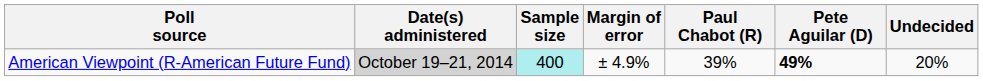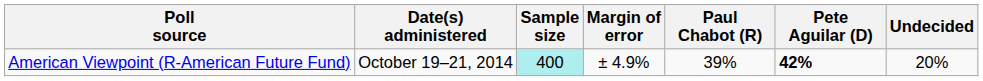(436, 62) lightgrey background -> (436, 62) no background
(796, 62) 49% -> (796, 62) 42%
